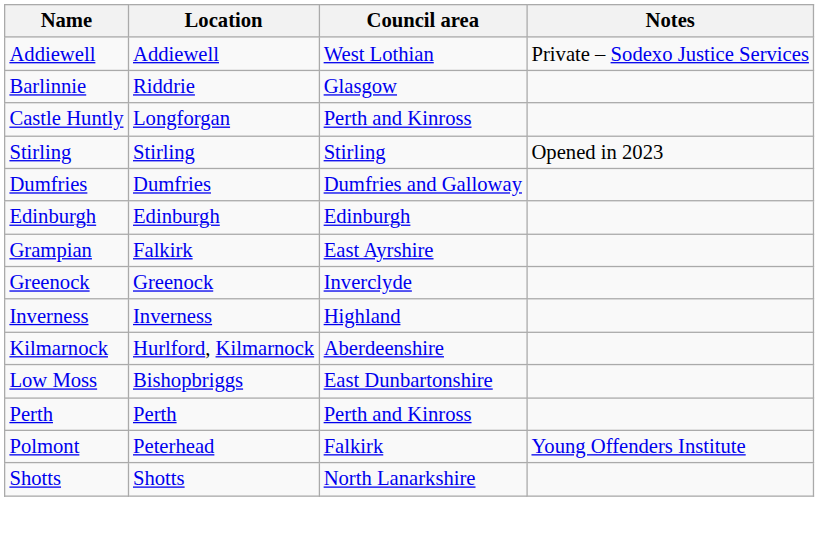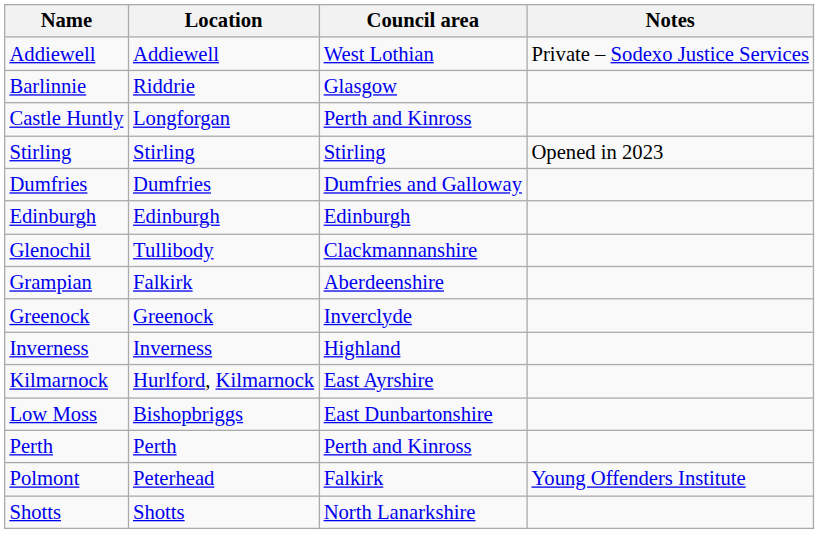+ row: (50, 250)
(379, 250) East Ayrshire -> (384, 282) Aberdeenshire
(384, 348) Aberdeenshire -> (379, 380) East Ayrshire
